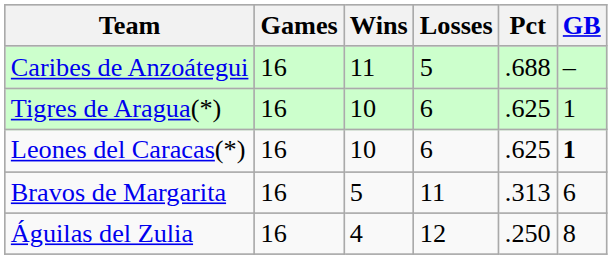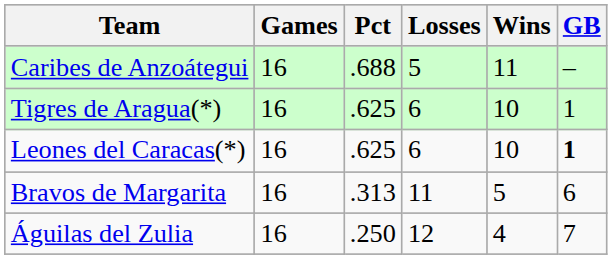columns swapped: (379, 25) <-> (528, 25)
(569, 233) 8 -> (569, 233) 7
